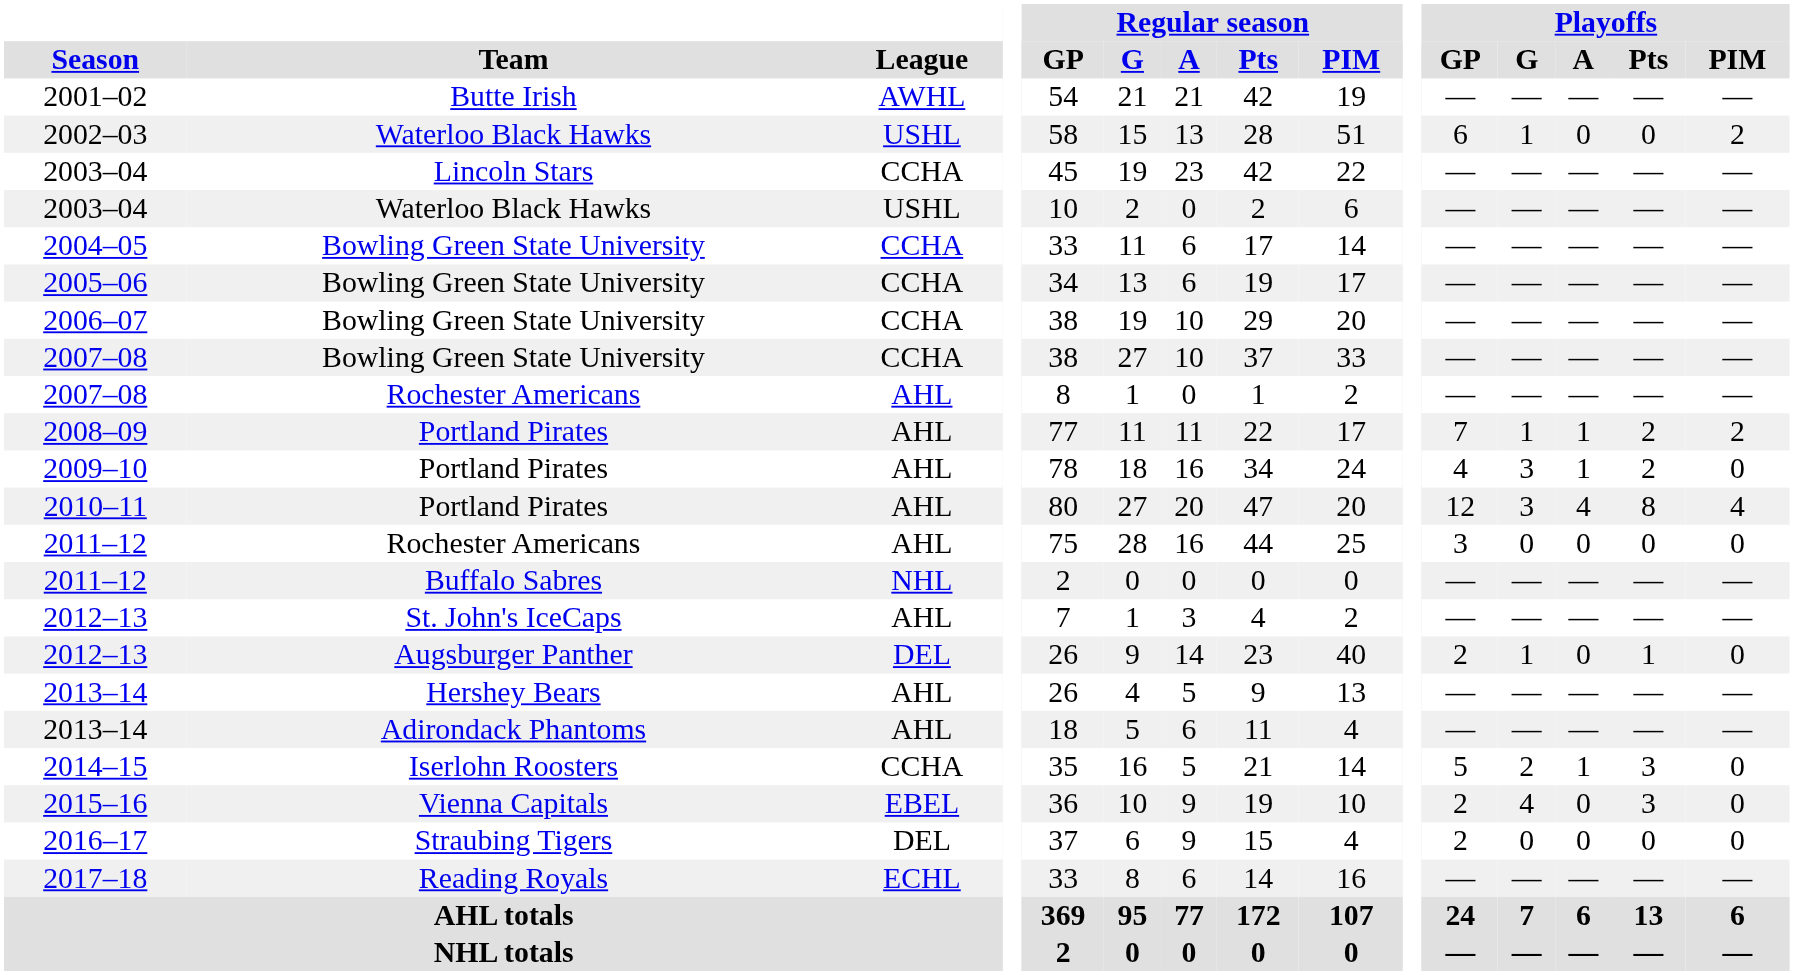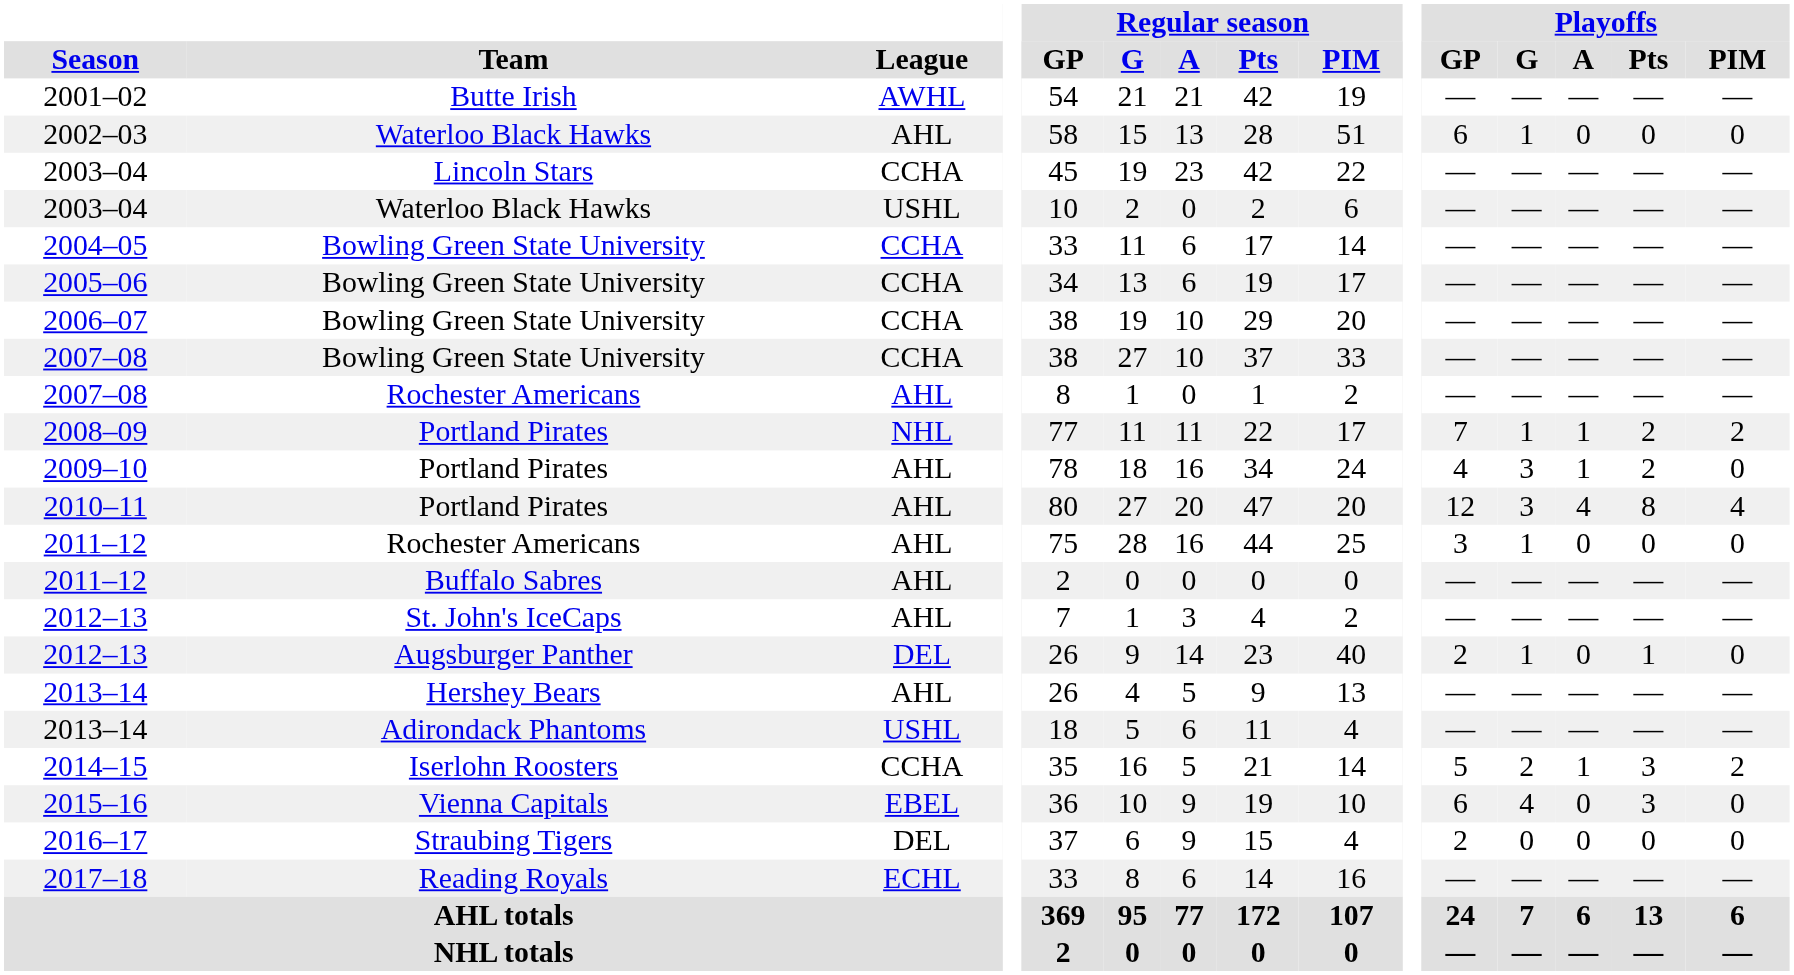(922, 133) USHL -> (922, 133) AHL
(1737, 133) 2 -> (1737, 133) 0
(922, 431) AHL -> (922, 431) NHL
(1527, 542) 0 -> (1527, 542) 1
(922, 580) NHL -> (922, 580) AHL
(922, 728) AHL -> (922, 728) USHL
(1737, 766) 0 -> (1737, 766) 2
(1460, 803) 2 -> (1460, 803) 6
